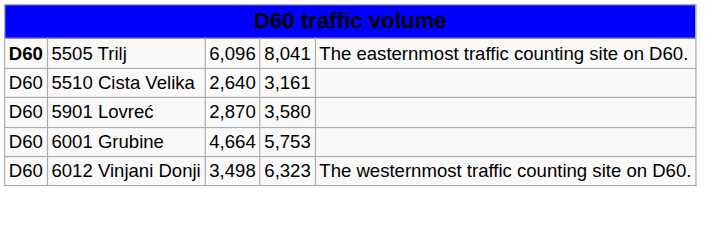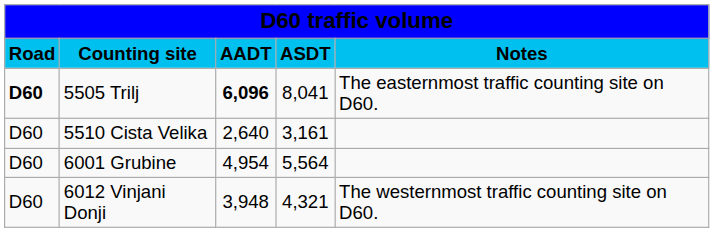+ row: (138, 53)
(233, 53) normal -> (246, 93) bold
- row: (103, 112)
(233, 141) 4,664 -> (246, 162) 4,954
(288, 141) 5,753 -> (305, 162) 5,564
(233, 171) 3,498 -> (246, 202) 3,948
(288, 171) 6,323 -> (305, 202) 4,321
